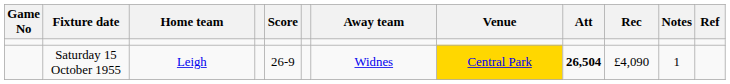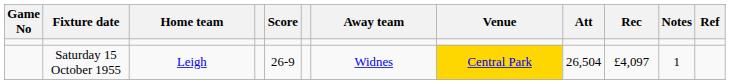(584, 62) bold -> (584, 62) normal
(631, 62) £4,090 -> (631, 62) £4,097
